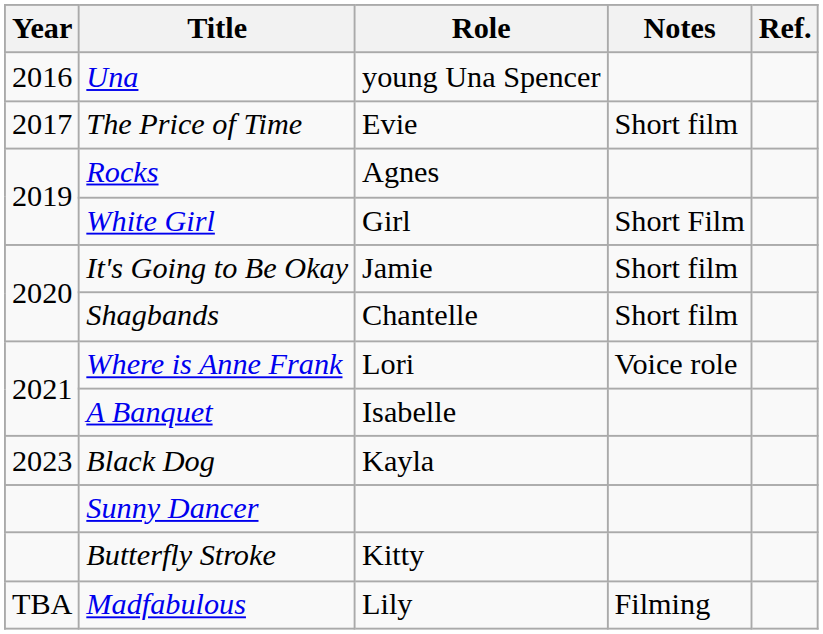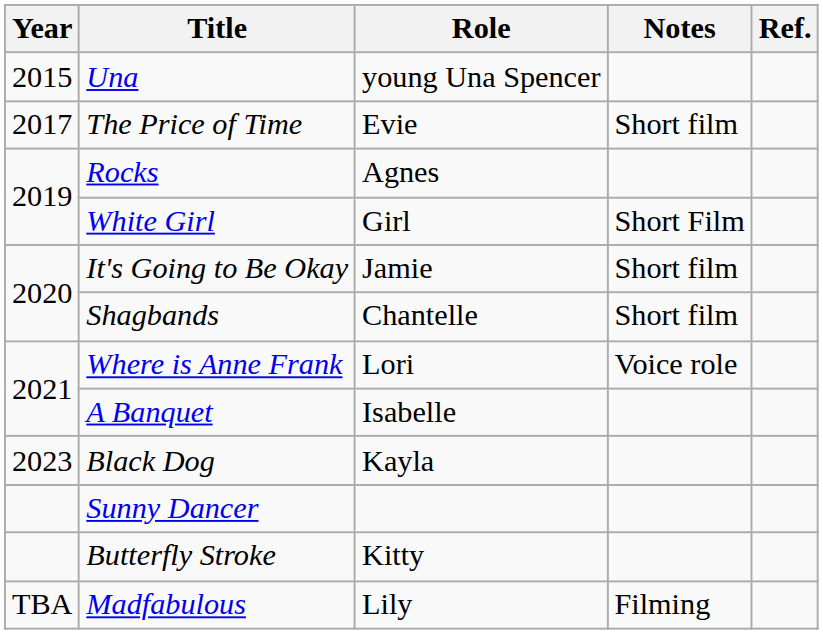(42, 76) 2016 -> (42, 76) 2015
